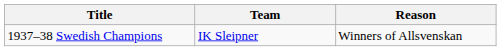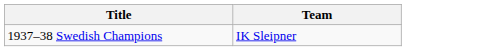- column: (416, 14)
